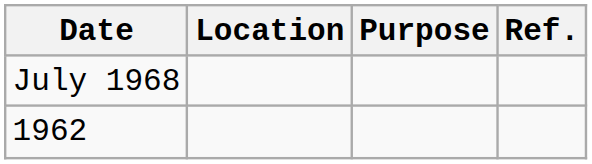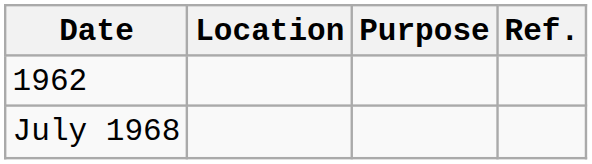rows swapped: (50, 132) <-> (97, 81)
